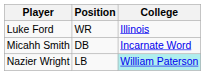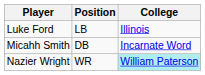(83, 29) WR -> (81, 29) LB
(81, 62) LB -> (83, 62) WR
